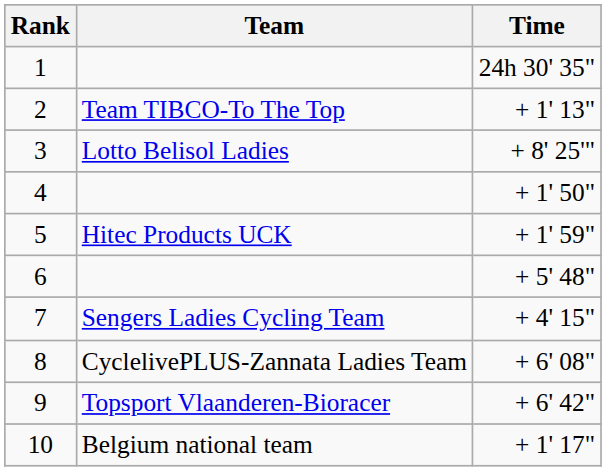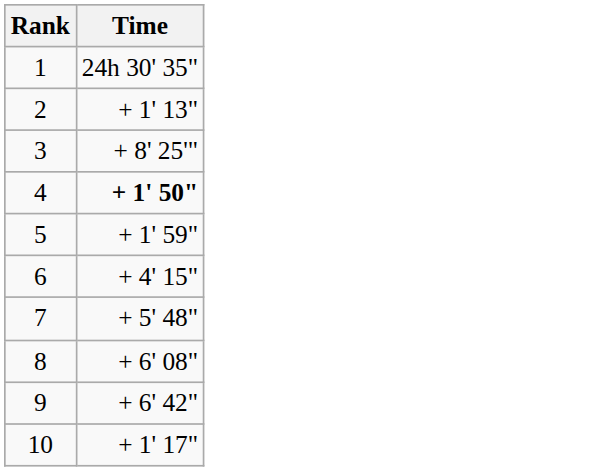- column: (274, 25)
(555, 193) normal -> (155, 193) bold
(555, 276) + 5' 48" -> (158, 276) + 4' 15"
(555, 318) + 4' 15" -> (158, 318) + 5' 48"
